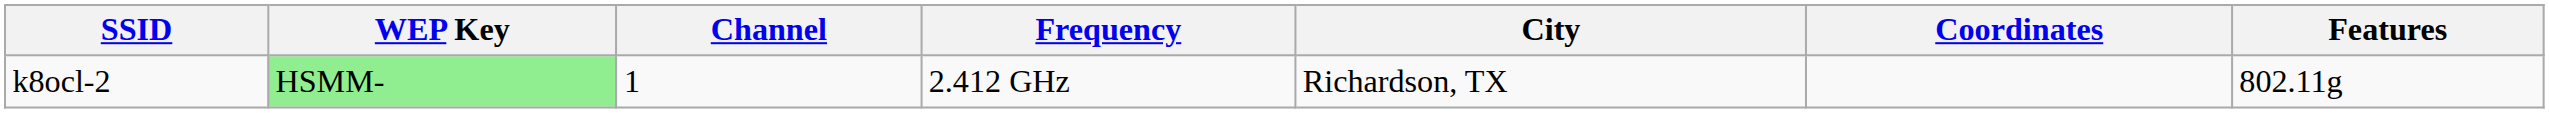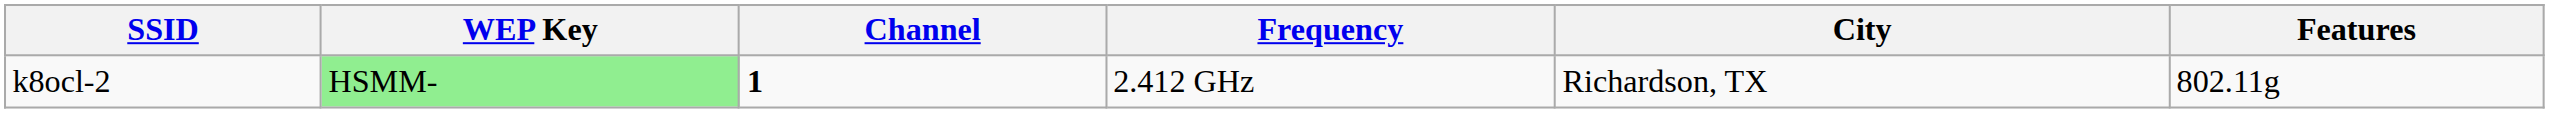- column: (2019, 30)
(632, 81) normal -> (755, 81) bold
